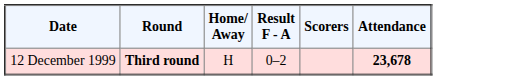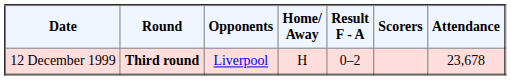+ column: (241, 26)
(392, 61) bold -> (466, 61) normal
